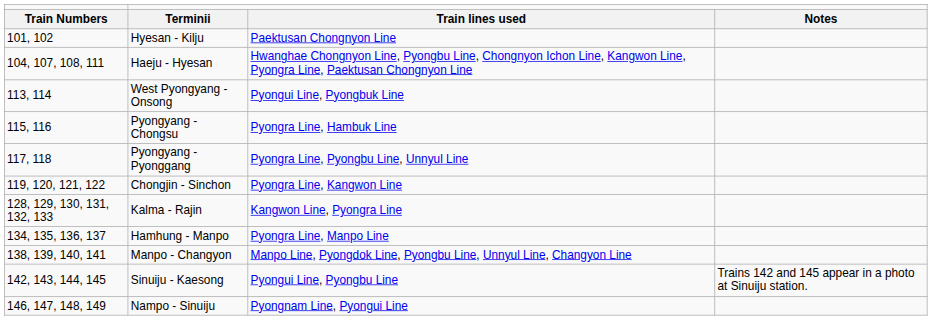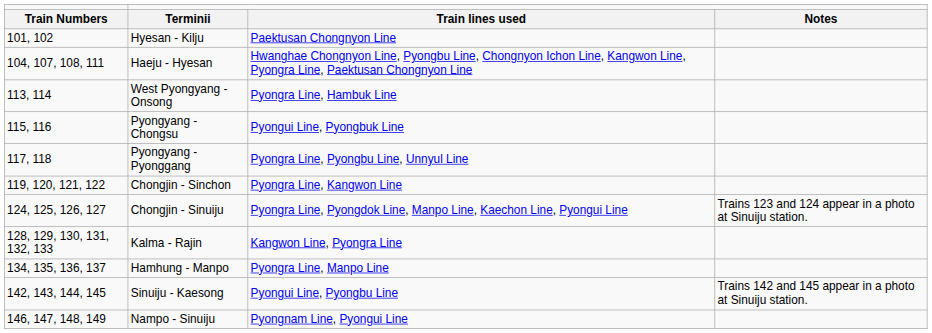(327, 95) Pyongui Line, Pyongbuk Line -> (324, 95) Pyongra Line, Hambuk Line
(324, 127) Pyongra Line, Hambuk Line -> (327, 127) Pyongui Line, Pyongbuk Line
+ row: (177, 210)
- row: (181, 254)
